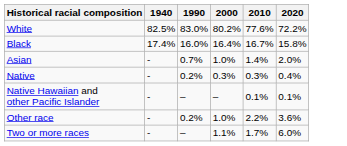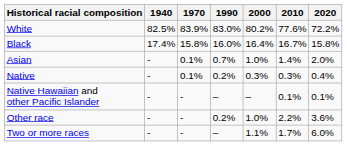+ column: (194, 13)
